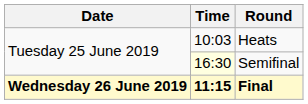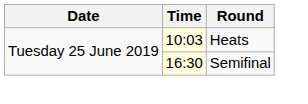(213, 39) no background -> (184, 39) lightyellow background
- row: (255, 87)
